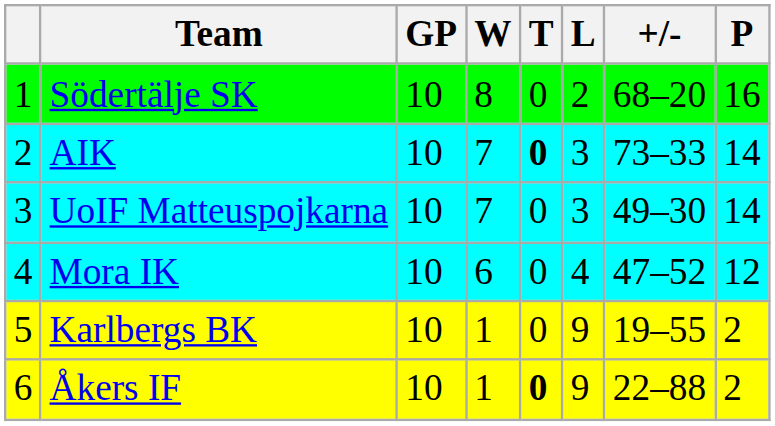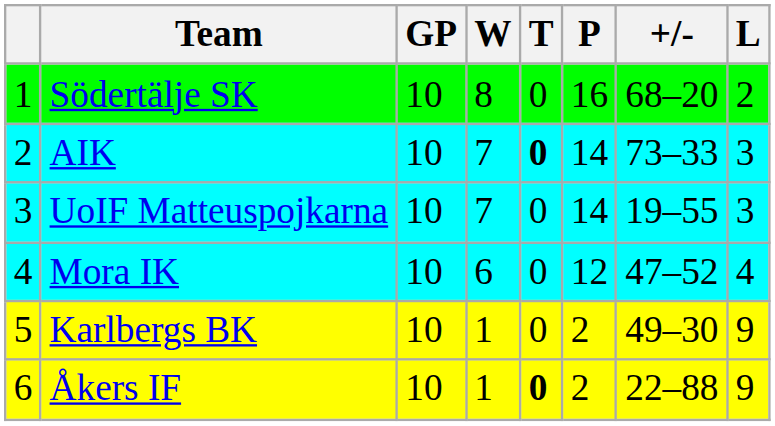columns swapped: (583, 34) <-> (742, 34)
(659, 211) 49–30 -> (672, 211) 19–55
(659, 329) 19–55 -> (672, 329) 49–30
